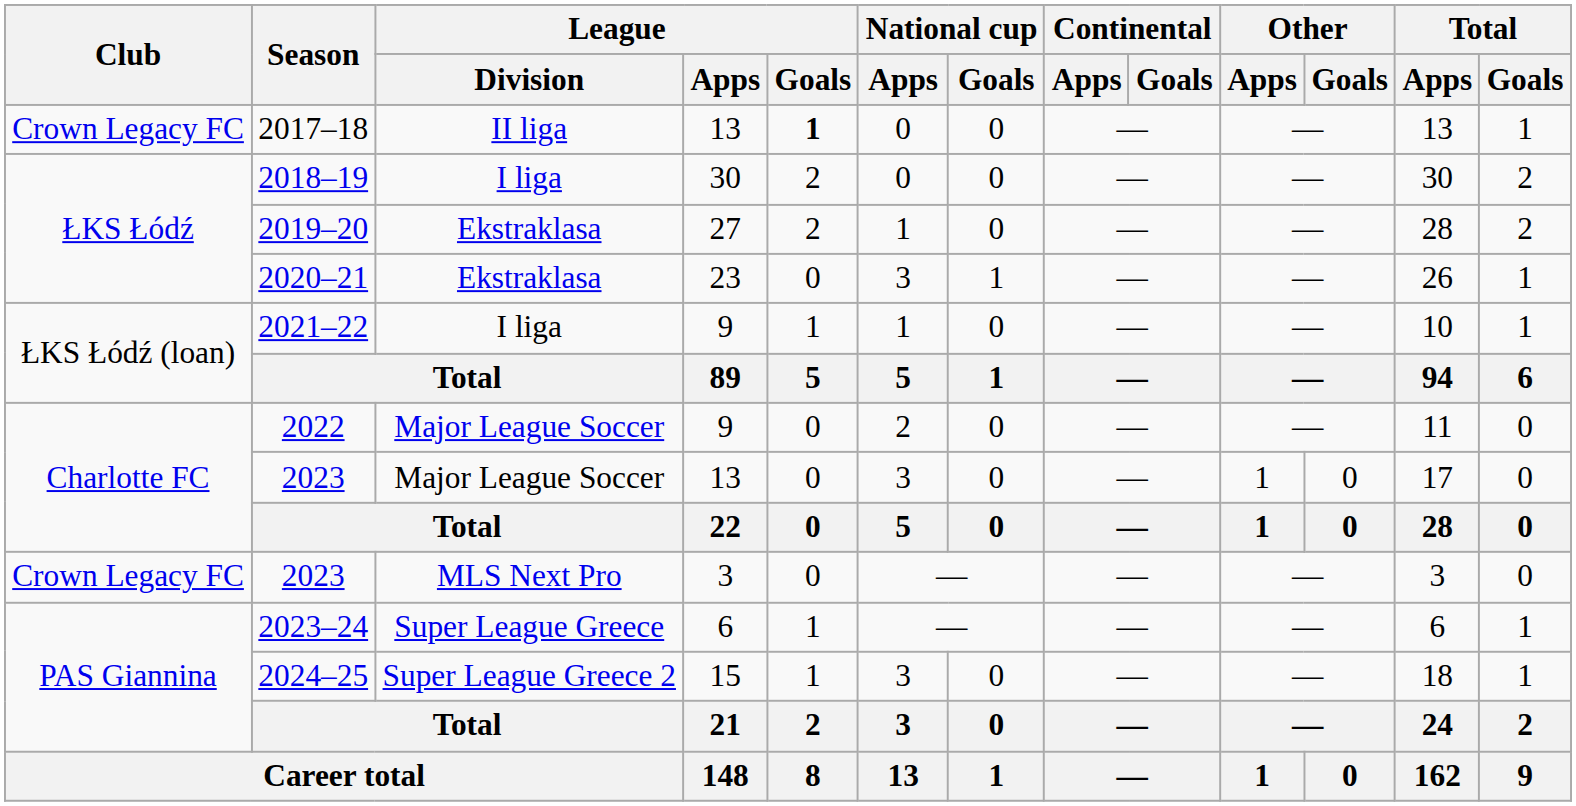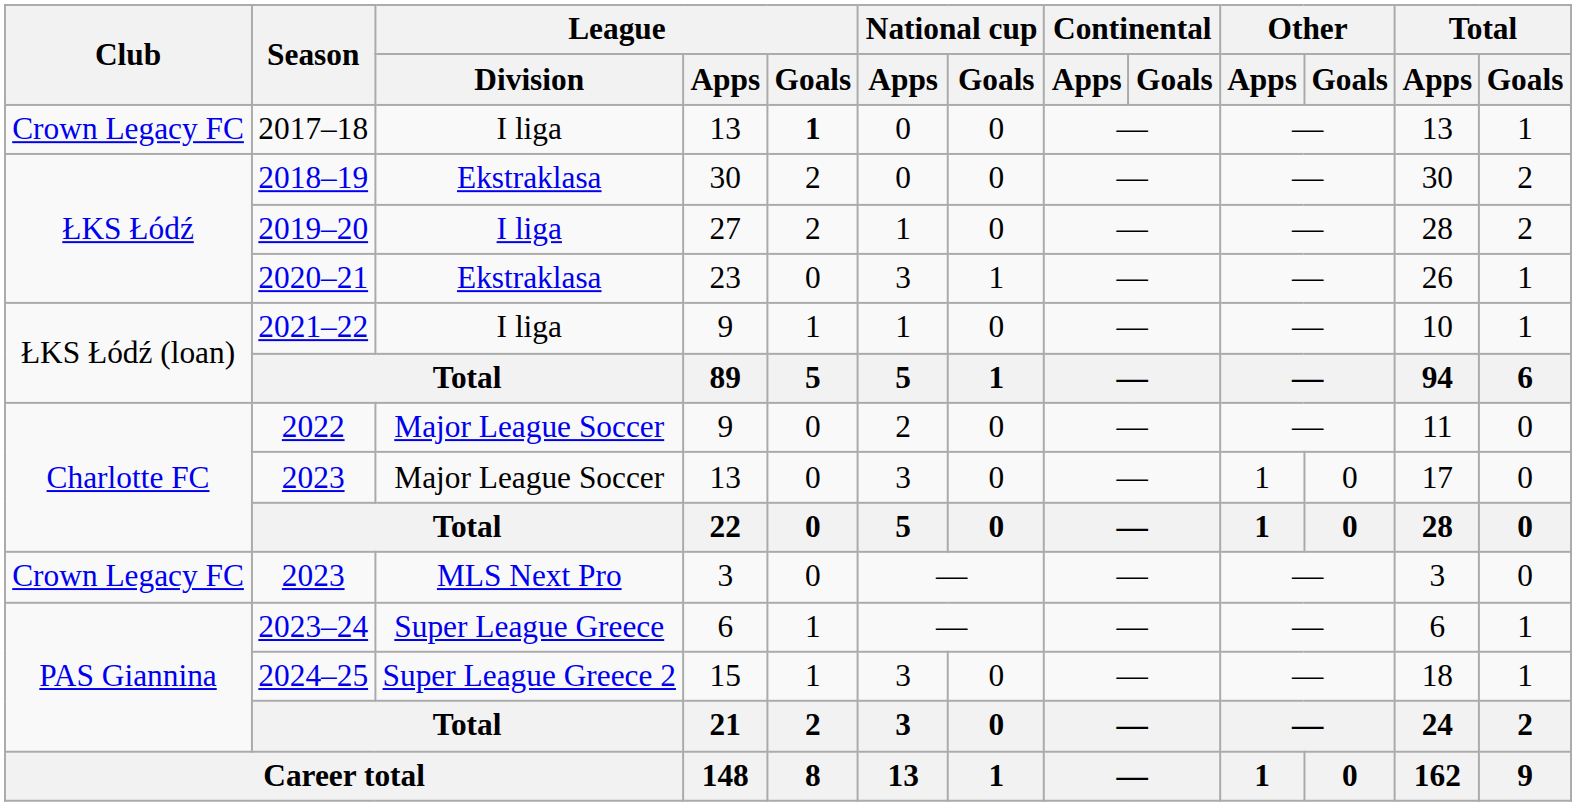(529, 128) II liga -> (529, 128) I liga
(529, 178) I liga -> (529, 178) Ekstraklasa
(529, 228) Ekstraklasa -> (529, 228) I liga
